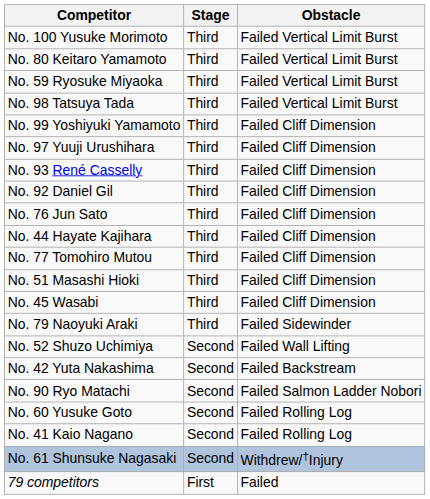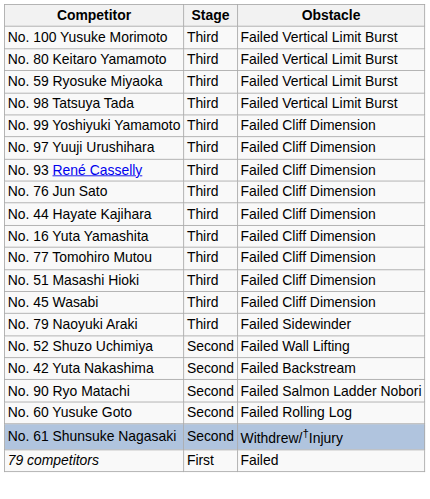- row: (60, 192)
+ row: (78, 236)
- row: (70, 434)
